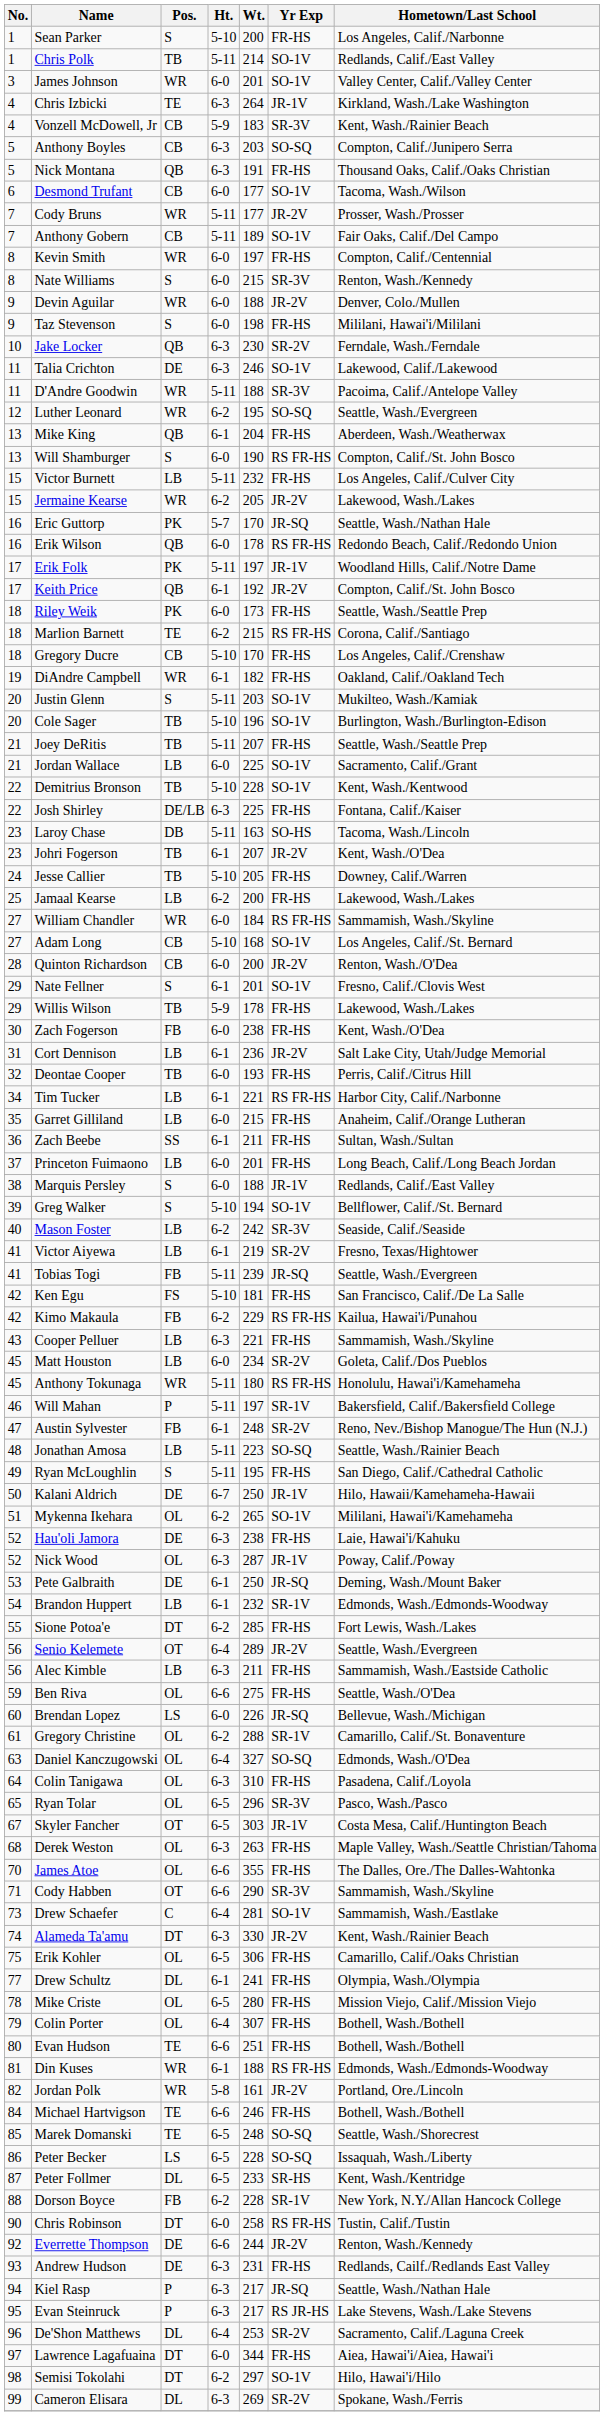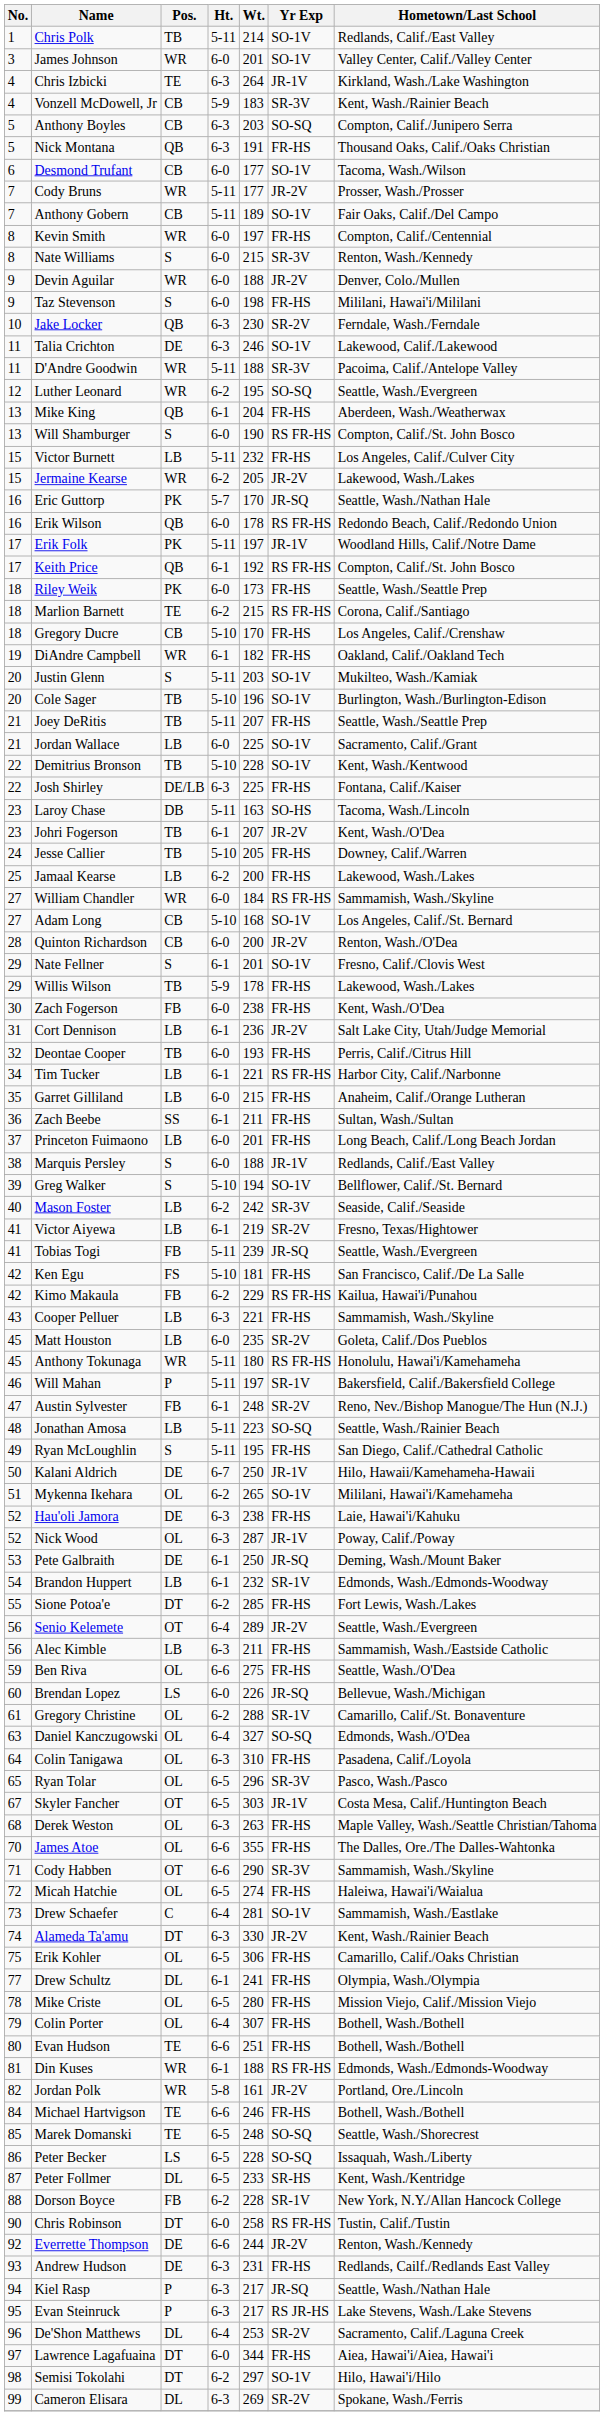- row: (68, 37)
(289, 589) JR-2V -> (301, 567) RS FR-HS
(253, 1362) 234 -> (253, 1340) 235
+ row: (76, 1892)
